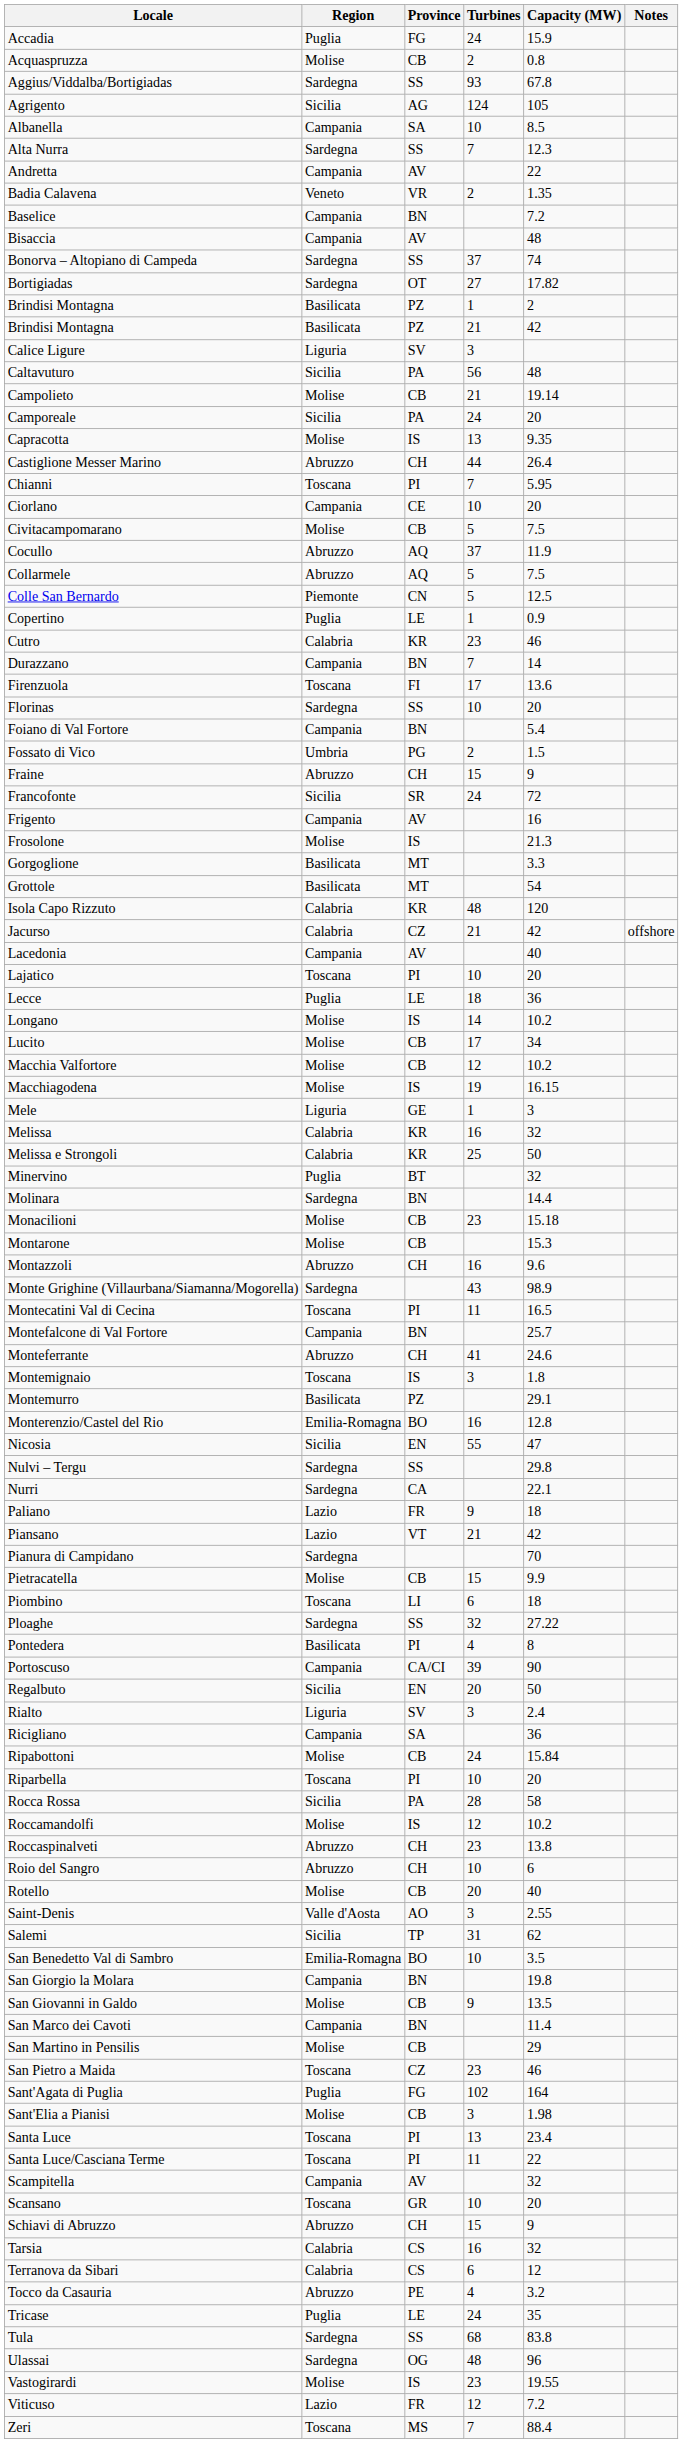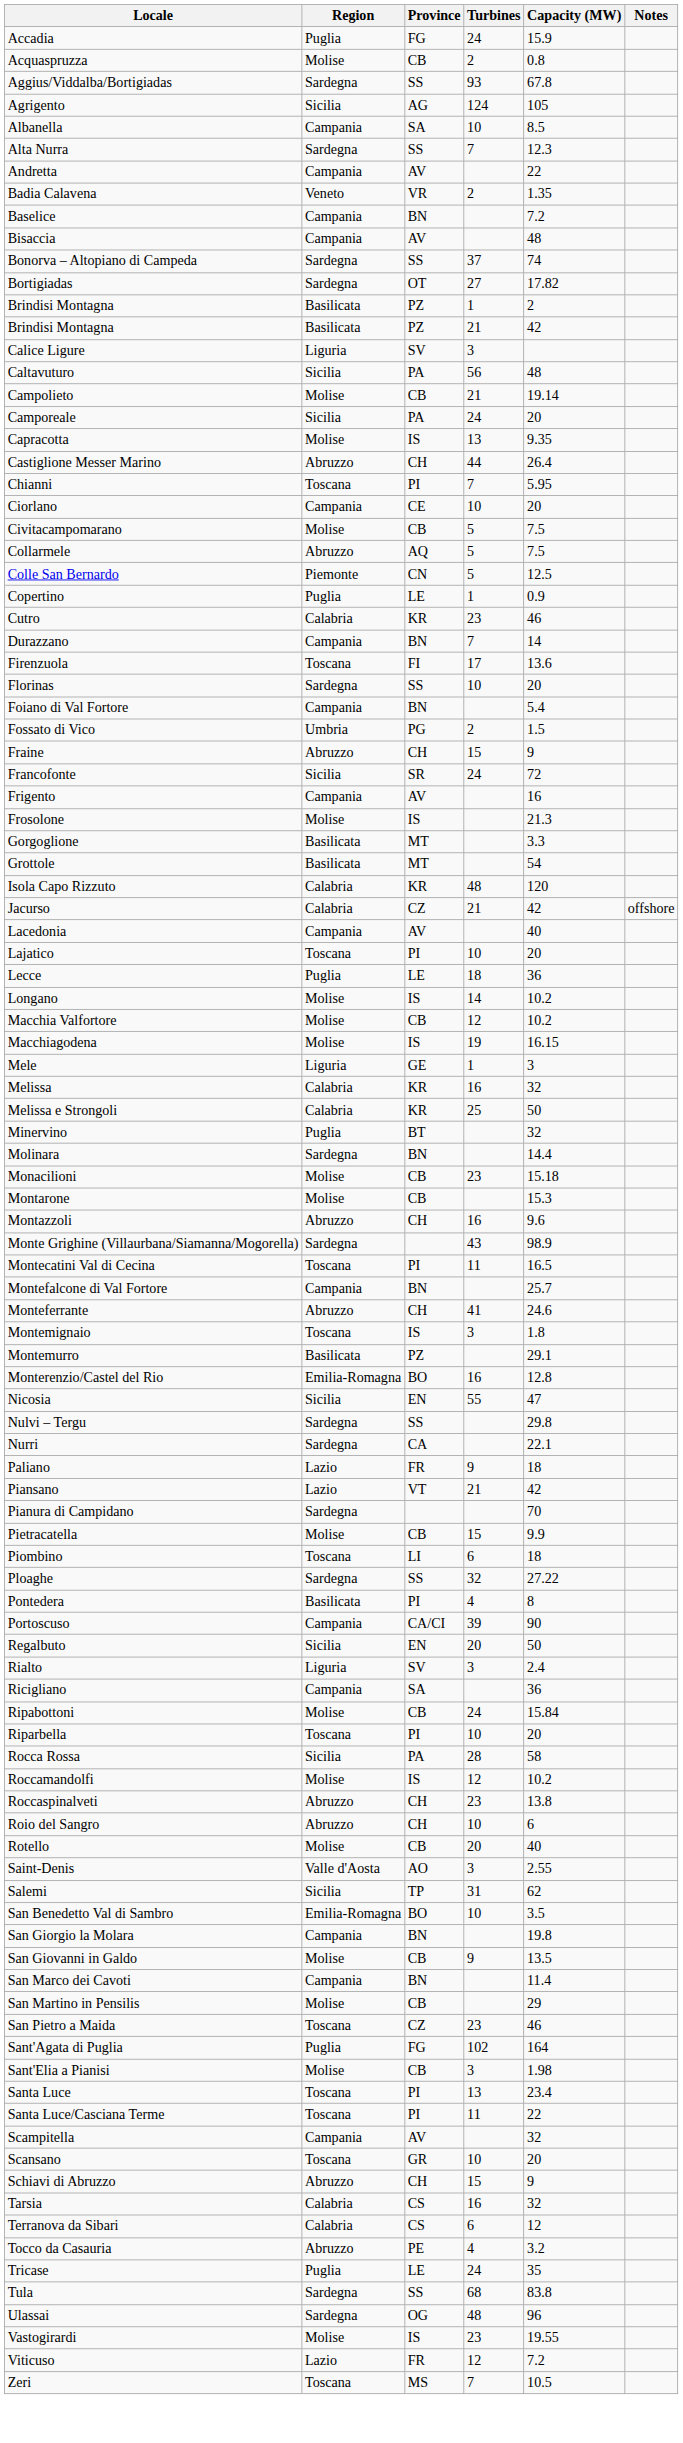- row: (30, 551)
- row: (26, 1042)
(539, 2427) 88.4 -> (539, 2382) 10.5
